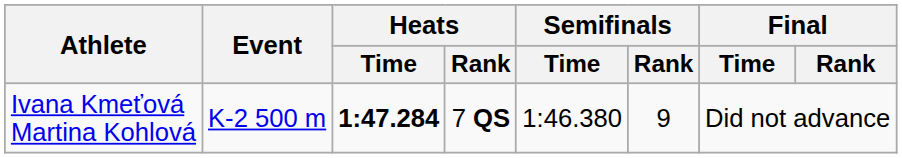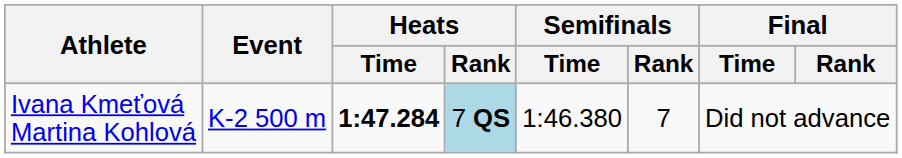(481, 118) no background -> (481, 118) lightblue background
(664, 118) 9 -> (664, 118) 7
